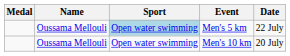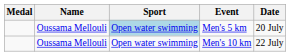(270, 28) 22 July -> (270, 28) 20 July
(270, 44) 20 July -> (270, 44) 22 July
